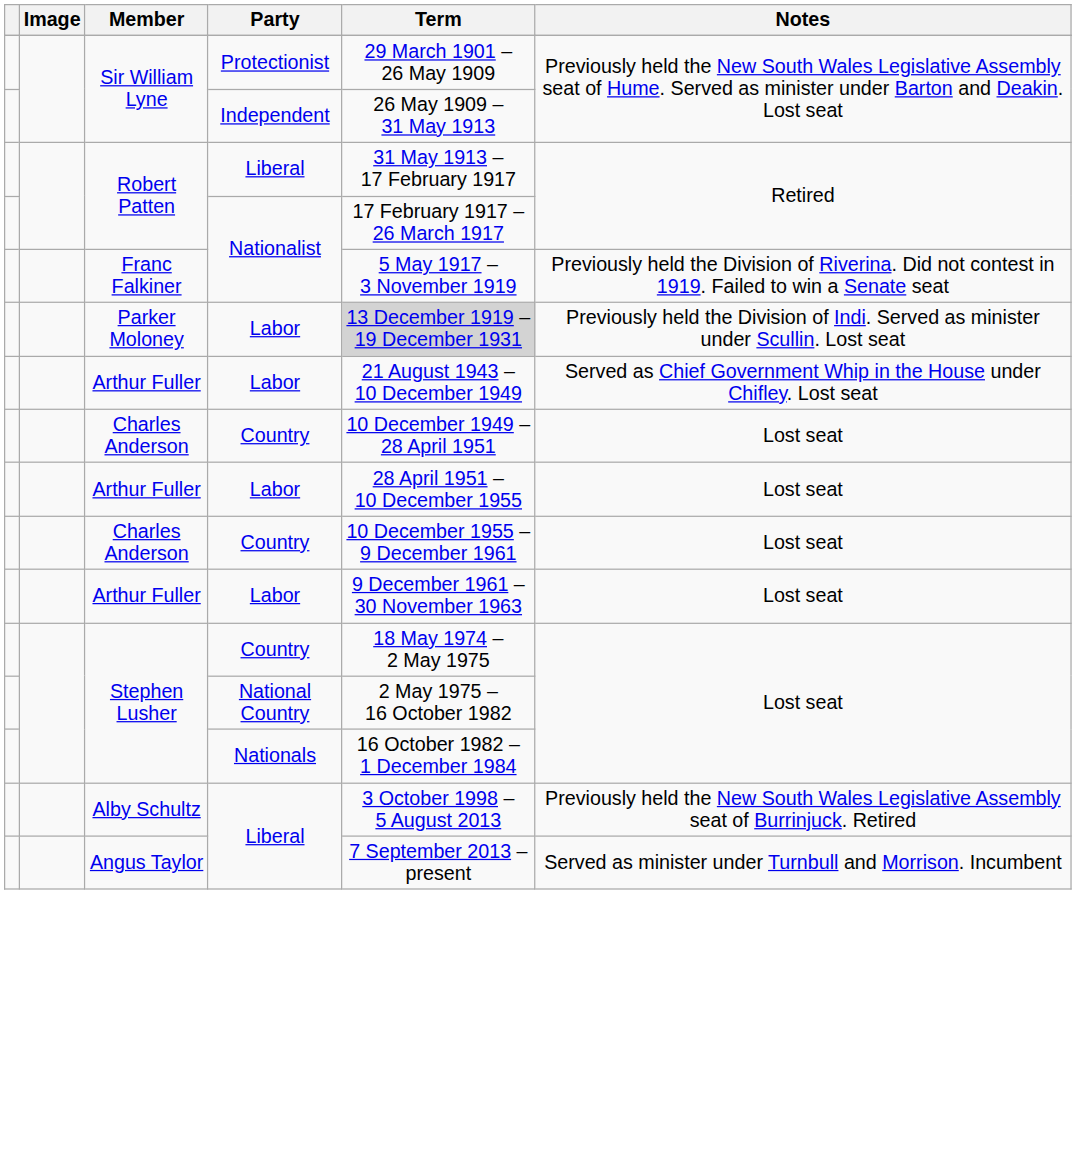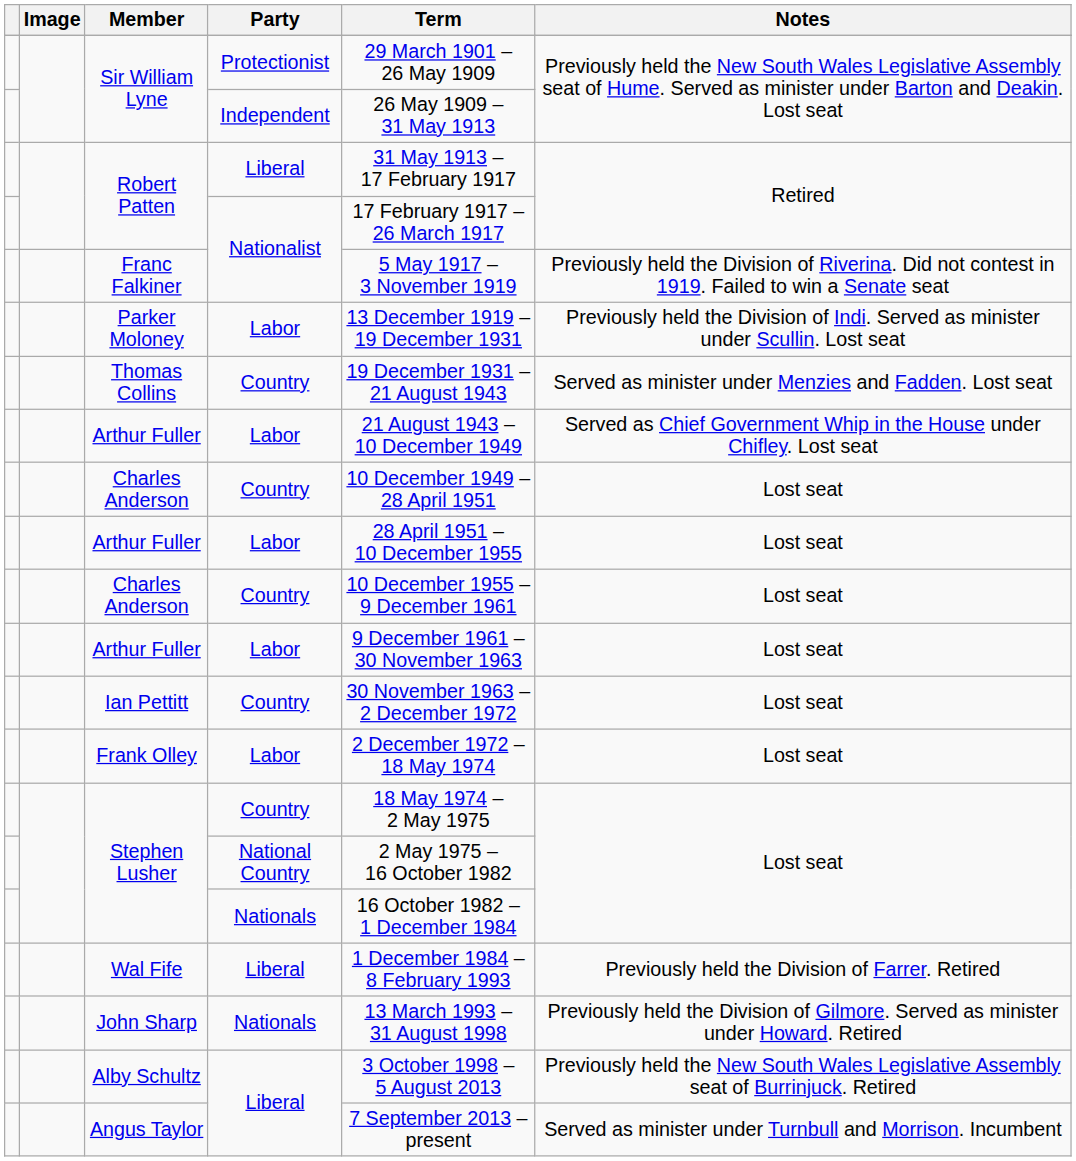(438, 329) lightgrey background -> (438, 329) no background
+ row: (147, 382)
+ row: (147, 702)
+ row: (147, 755)
+ row: (147, 969)
+ row: (147, 1022)
